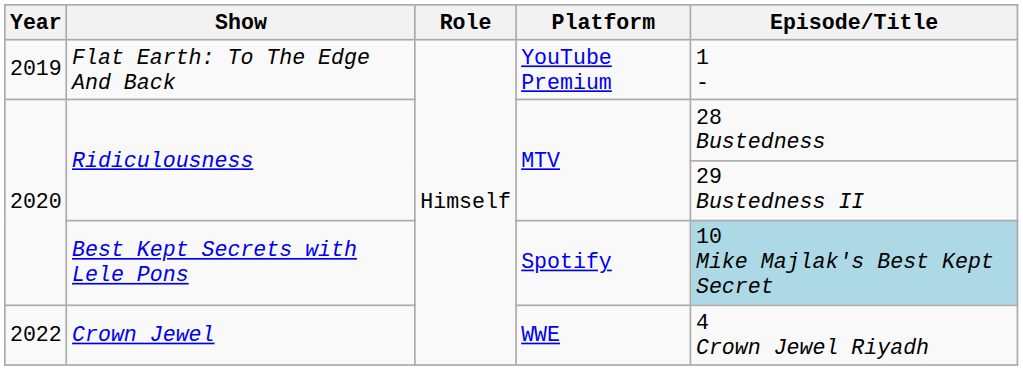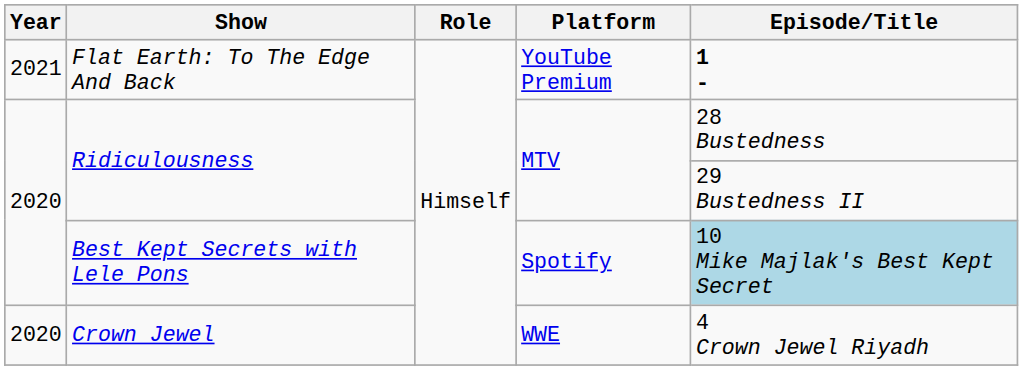(36, 70) 2019 -> (36, 70) 2021
(702, 70) normal -> (702, 70) bold
(36, 335) 2022 -> (36, 335) 2020
